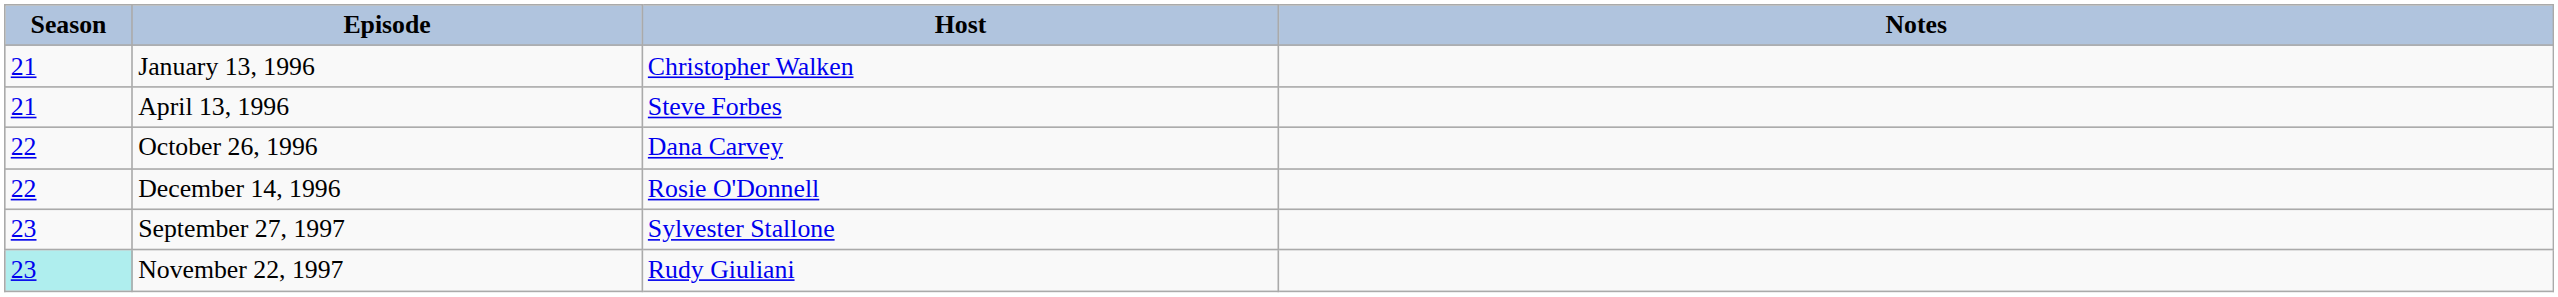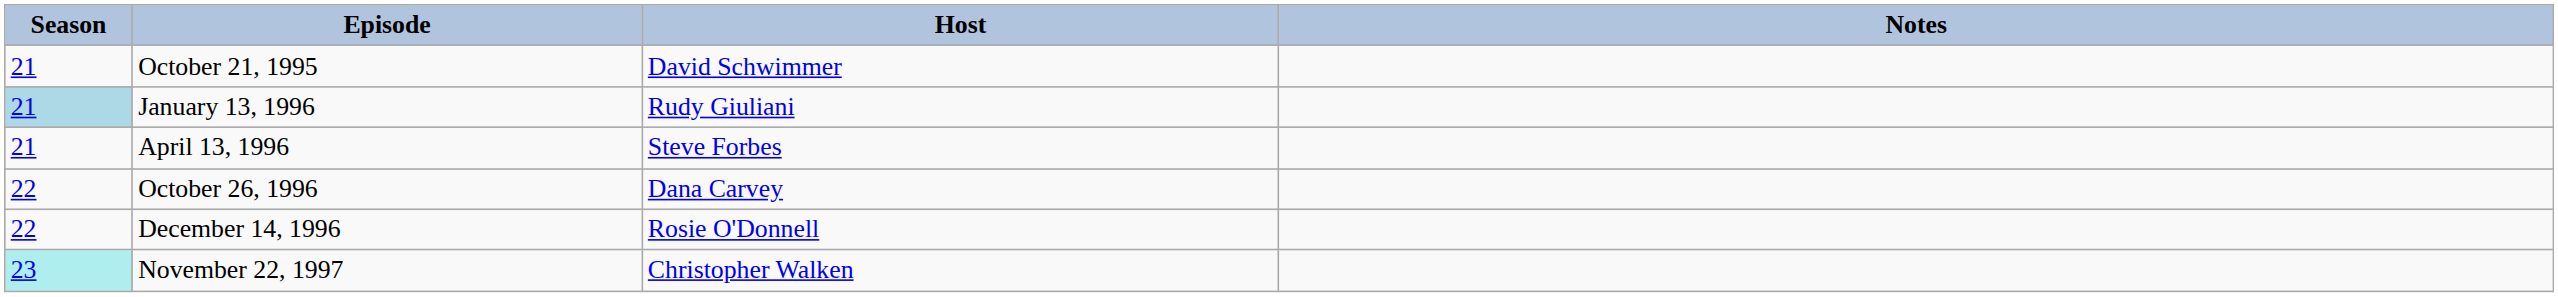+ row: (228, 65)
(24, 65) no background -> (24, 106) lightblue background
(751, 65) Christopher Walken -> (721, 106) Rudy Giuliani
- row: (242, 229)
(721, 270) Rudy Giuliani -> (751, 270) Christopher Walken
